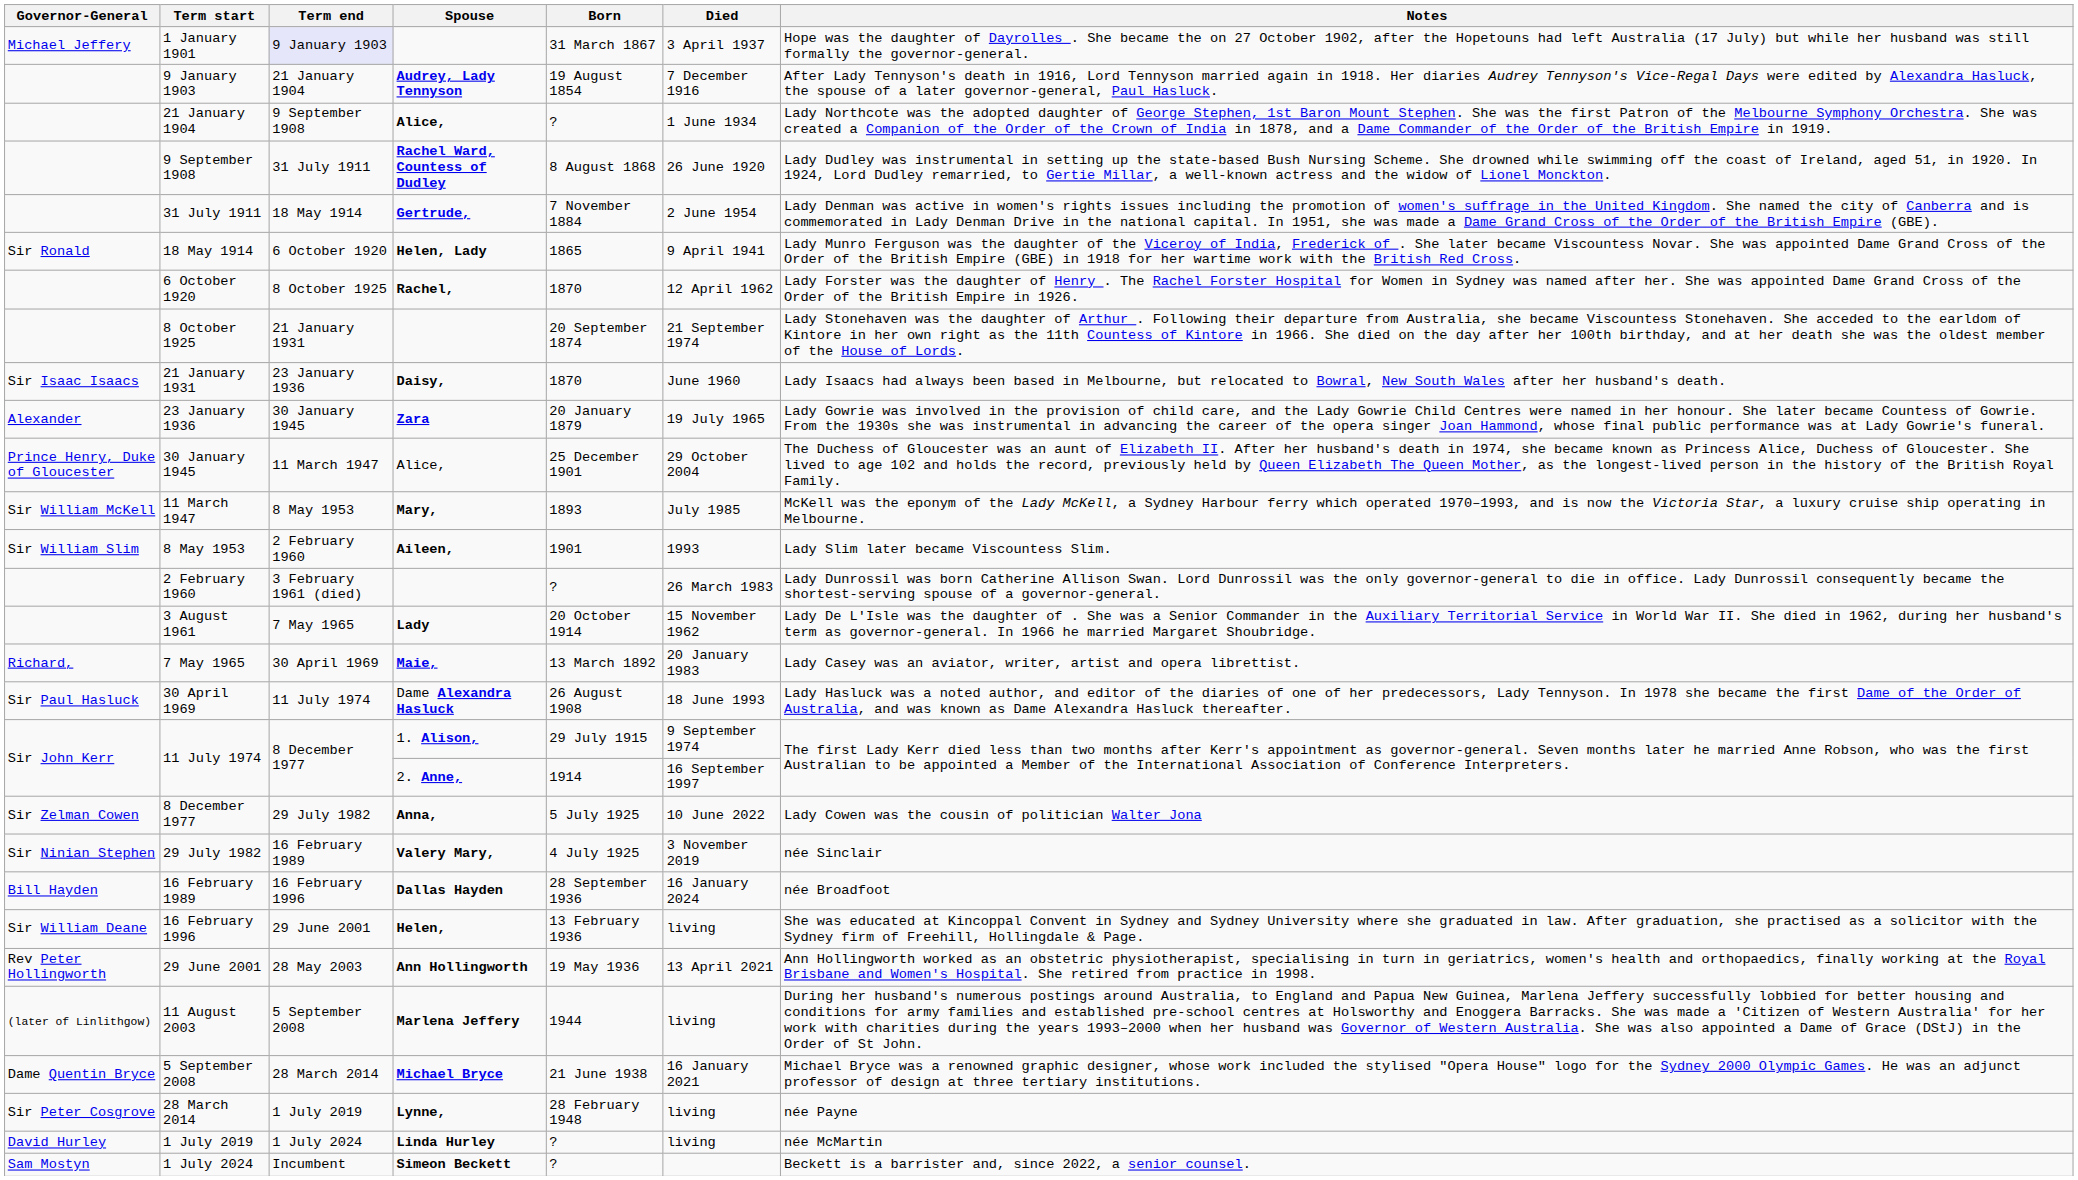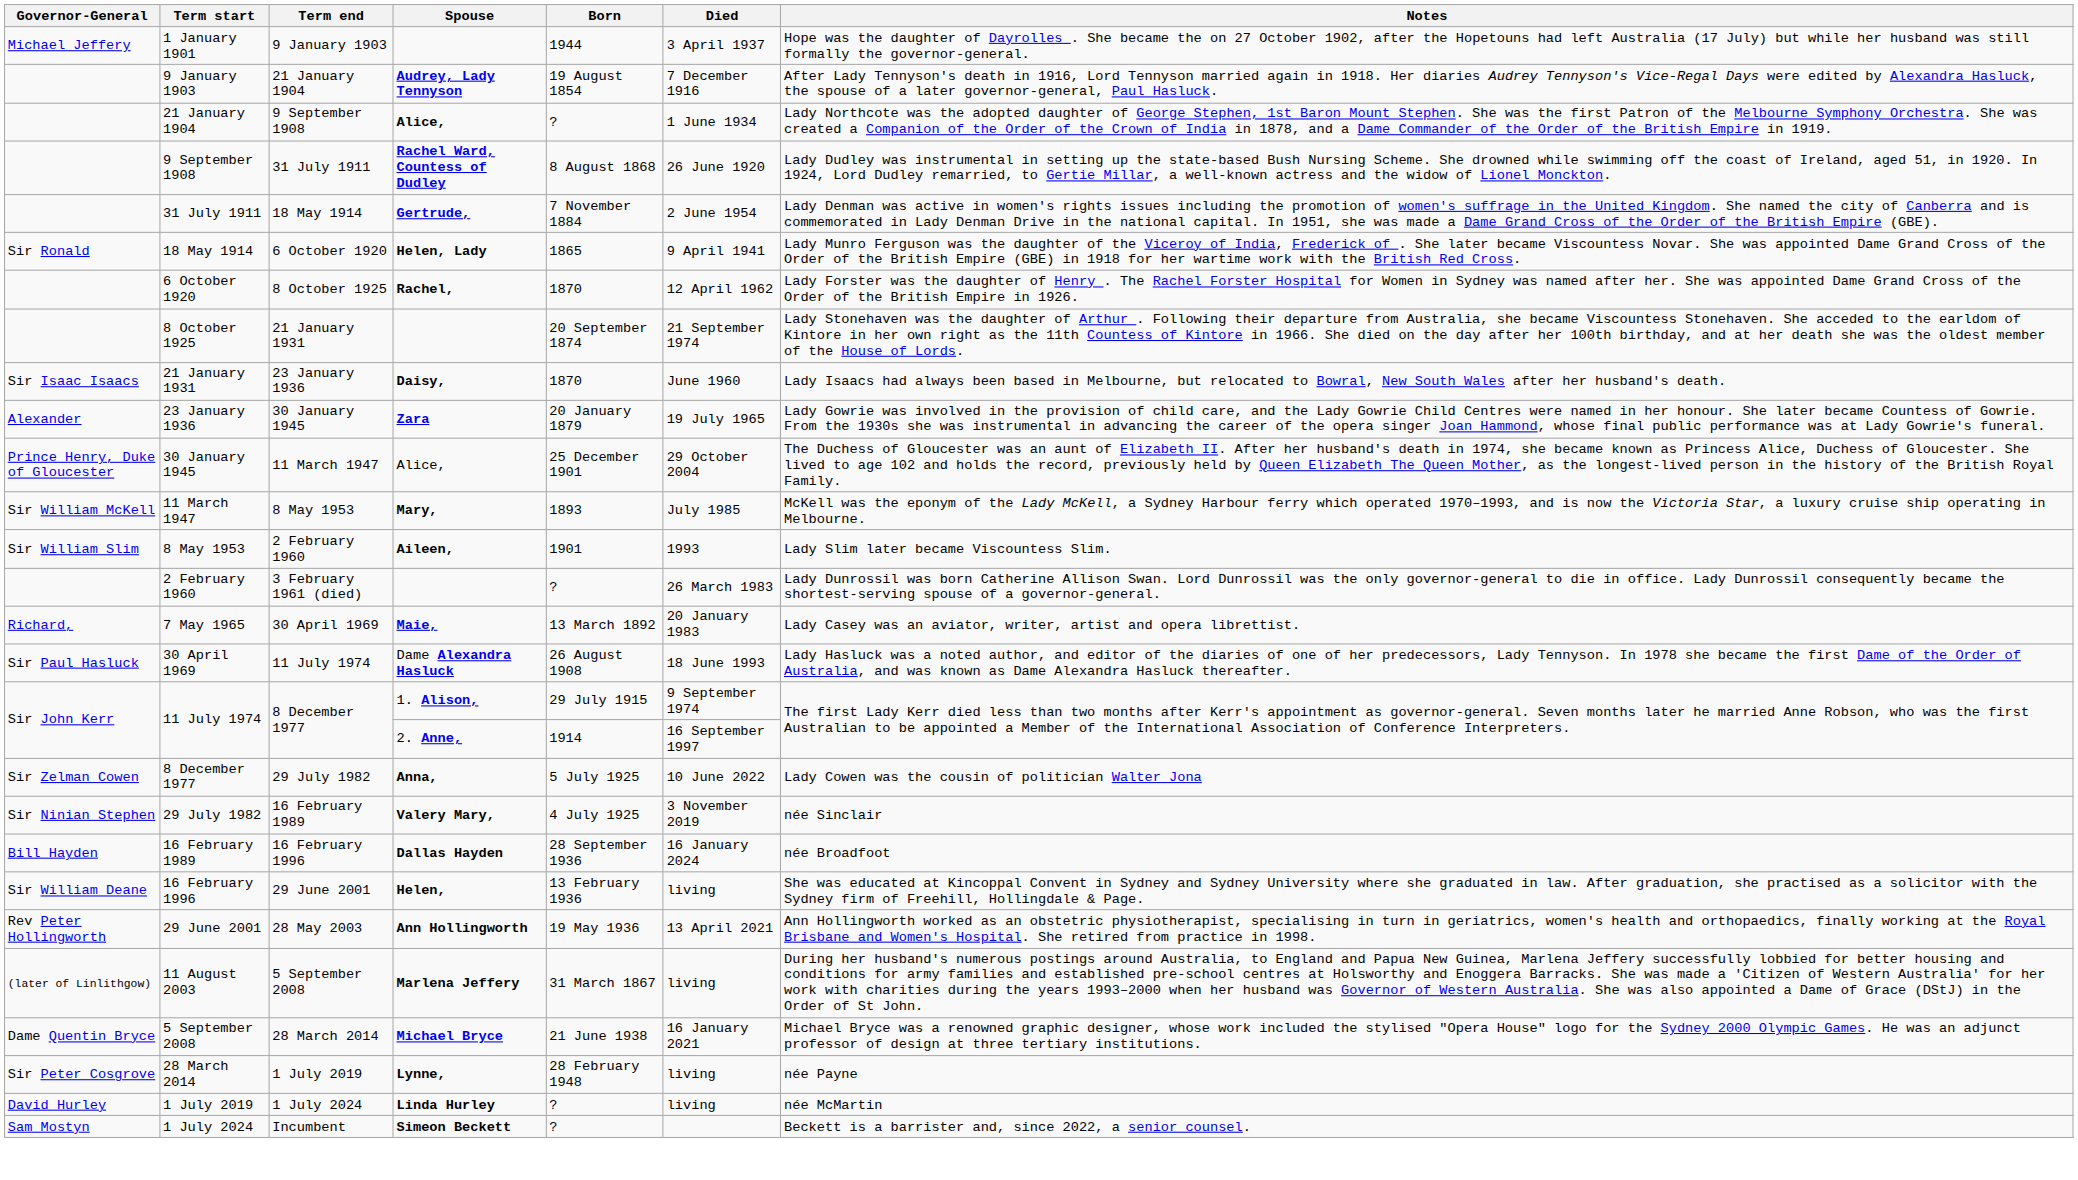(330, 46) lavender background -> (330, 46) no background
(602, 46) 31 March 1867 -> (566, 46) 1944
- row: (196, 625)
(566, 1021) 1944 -> (602, 983) 31 March 1867
